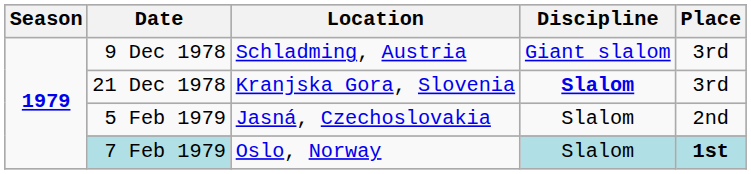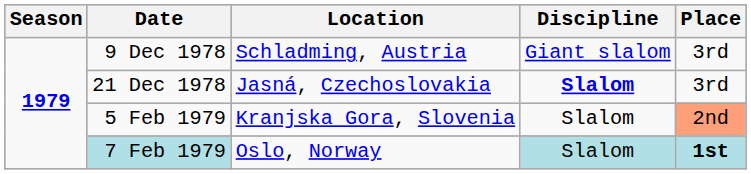(375, 87) Kranjska Gora, Slovenia -> (363, 87) Jasná, Czechoslovakia
(363, 120) Jasná, Czechoslovakia -> (375, 120) Kranjska Gora, Slovenia
(711, 120) no background -> (711, 120) lightsalmon background
